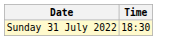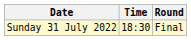+ column: (169, 12)
